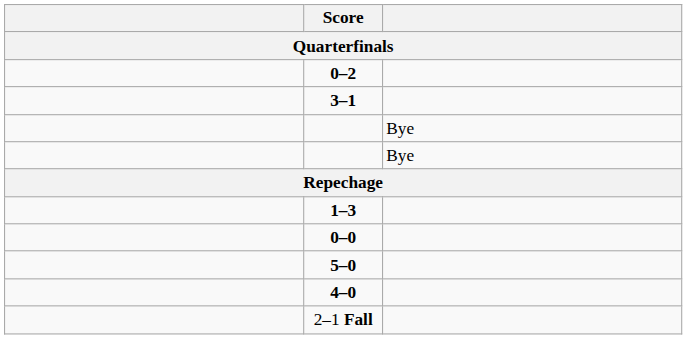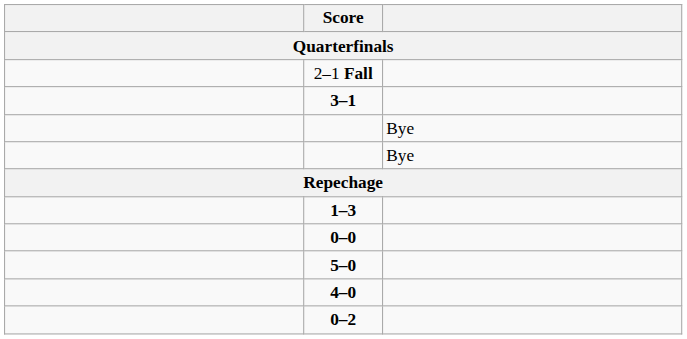rows swapped: (343, 319) <-> (343, 73)
